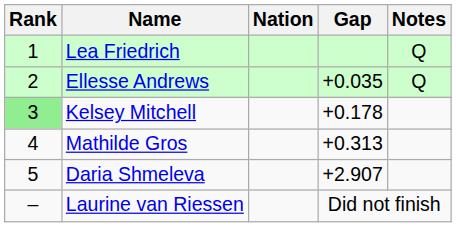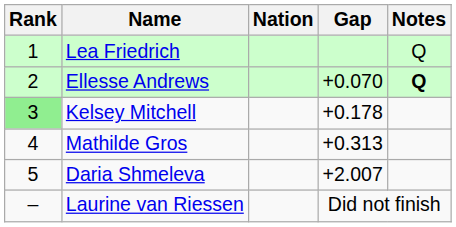(353, 81) +0.035 -> (353, 81) +0.070
(419, 81) normal -> (419, 81) bold
(353, 174) +2.907 -> (353, 174) +2.007
